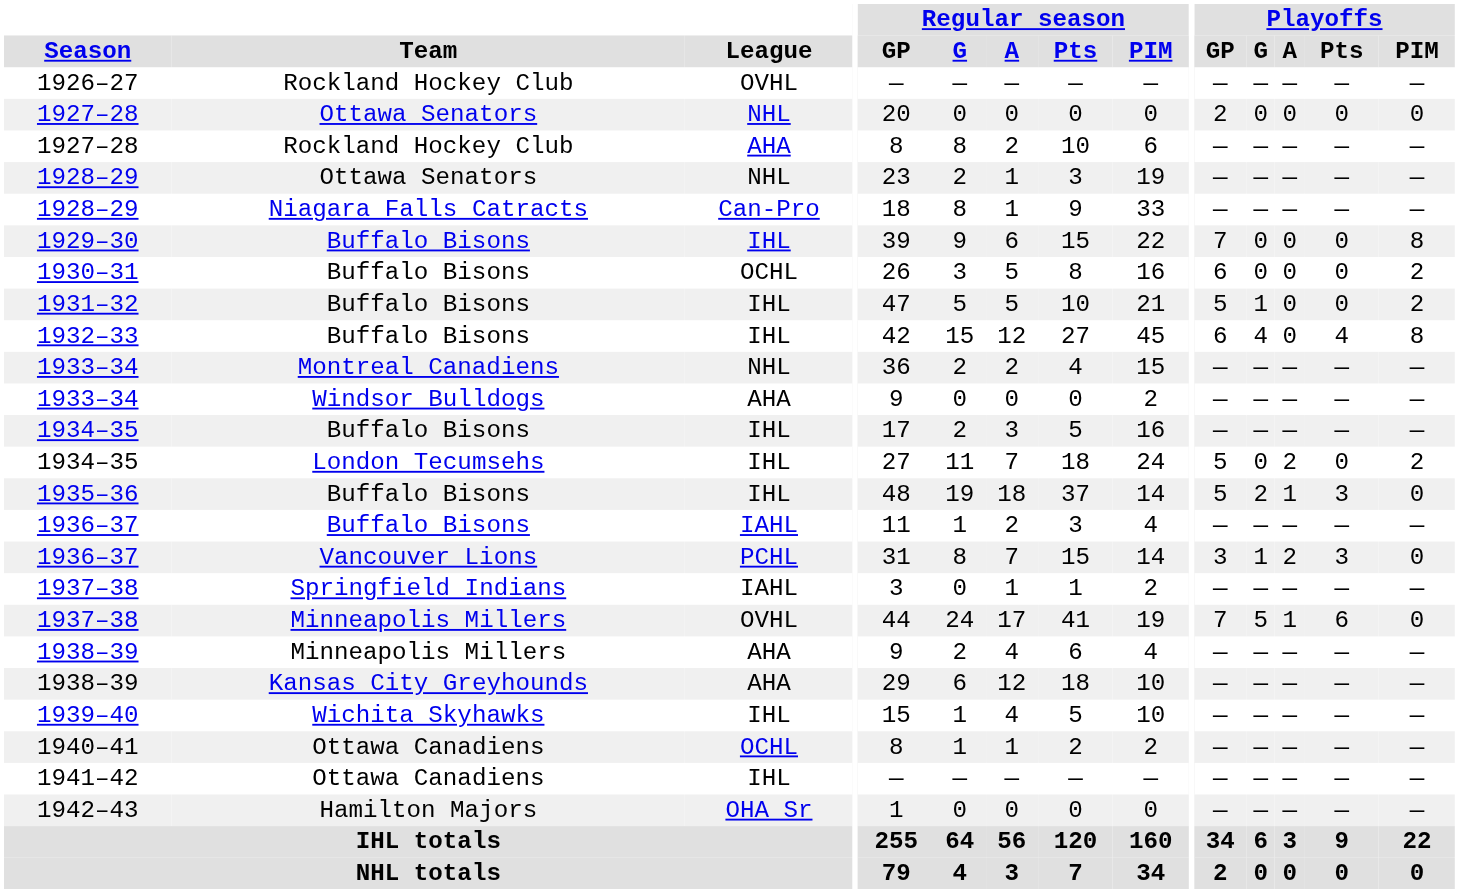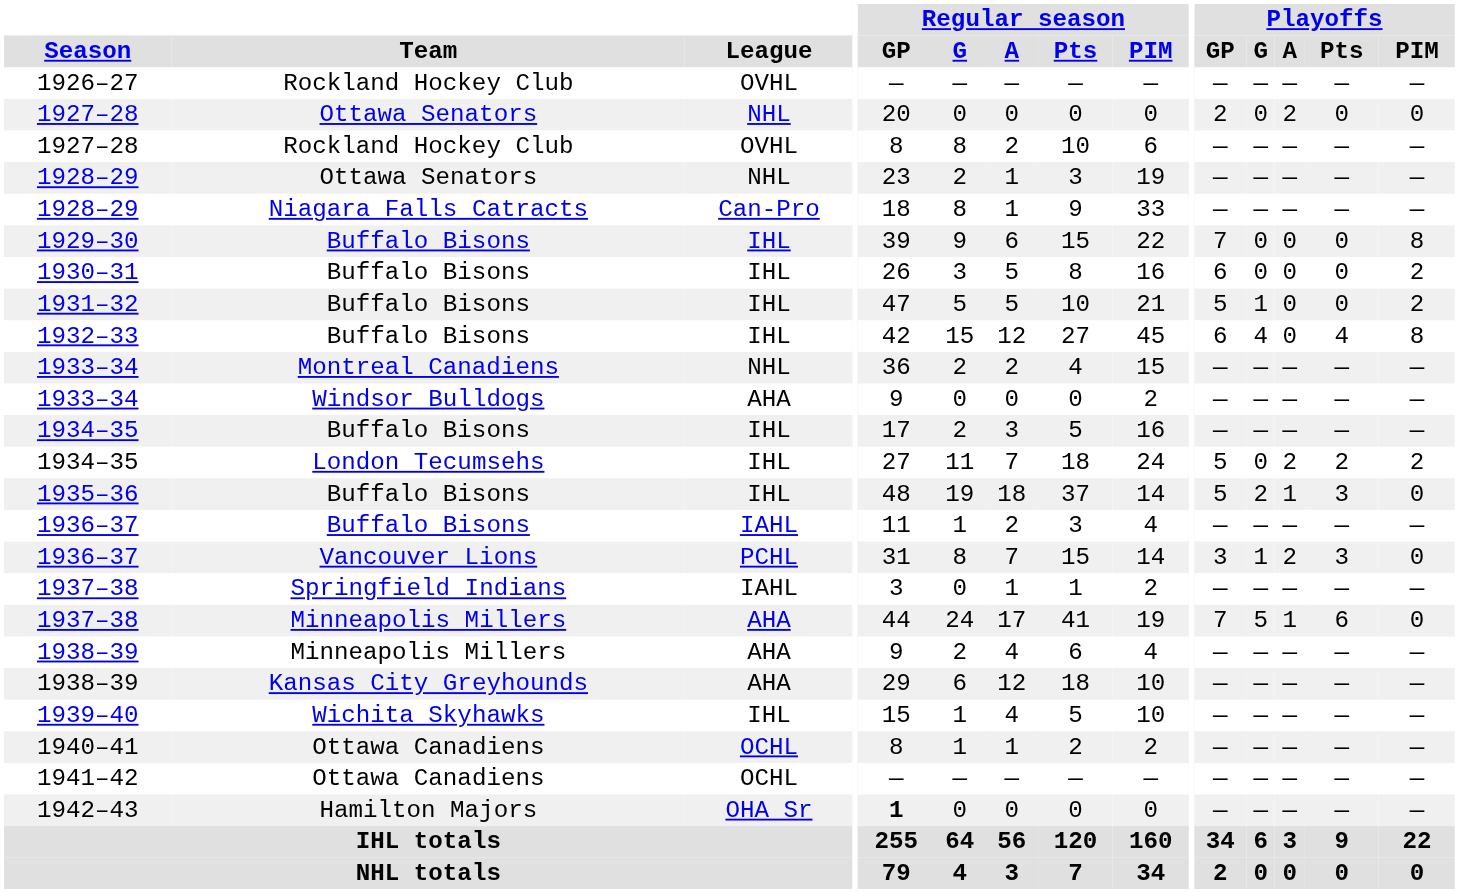(1290, 115) 0 -> (1290, 115) 2
(769, 146) AHA -> (769, 146) OVHL
(769, 273) OCHL -> (769, 273) IHL
(1342, 462) 0 -> (1342, 462) 2
(769, 621) OVHL -> (769, 621) AHA
(769, 779) IHL -> (769, 779) OCHL
(896, 810) normal -> (896, 810) bold
